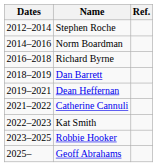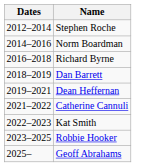- column: (142, 12)
